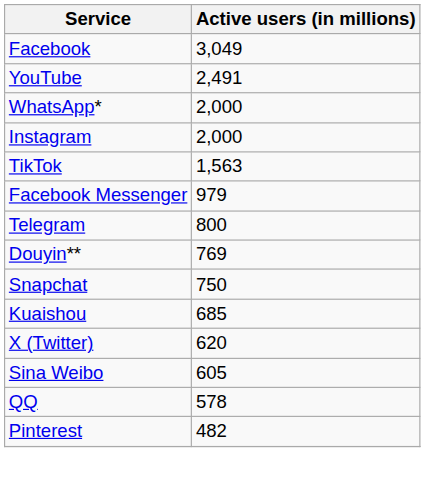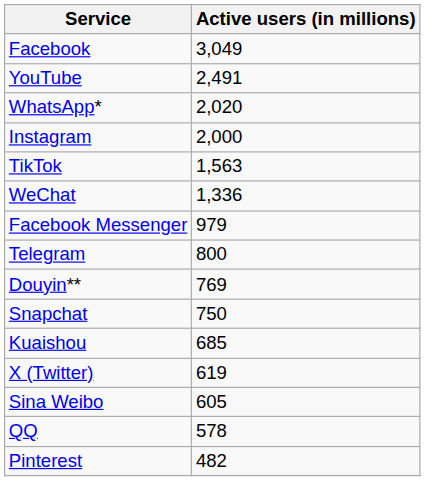(219, 107) 2,000 -> (219, 107) 2,020
+ row: (42, 195)
(211, 343) 620 -> (211, 372) 619
